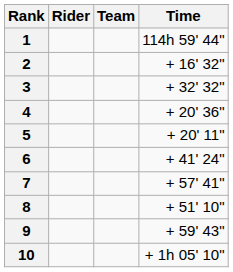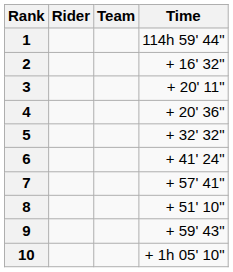(195, 87) + 32' 32" -> (196, 87) + 20' 11"
(196, 135) + 20' 11" -> (195, 135) + 32' 32"
